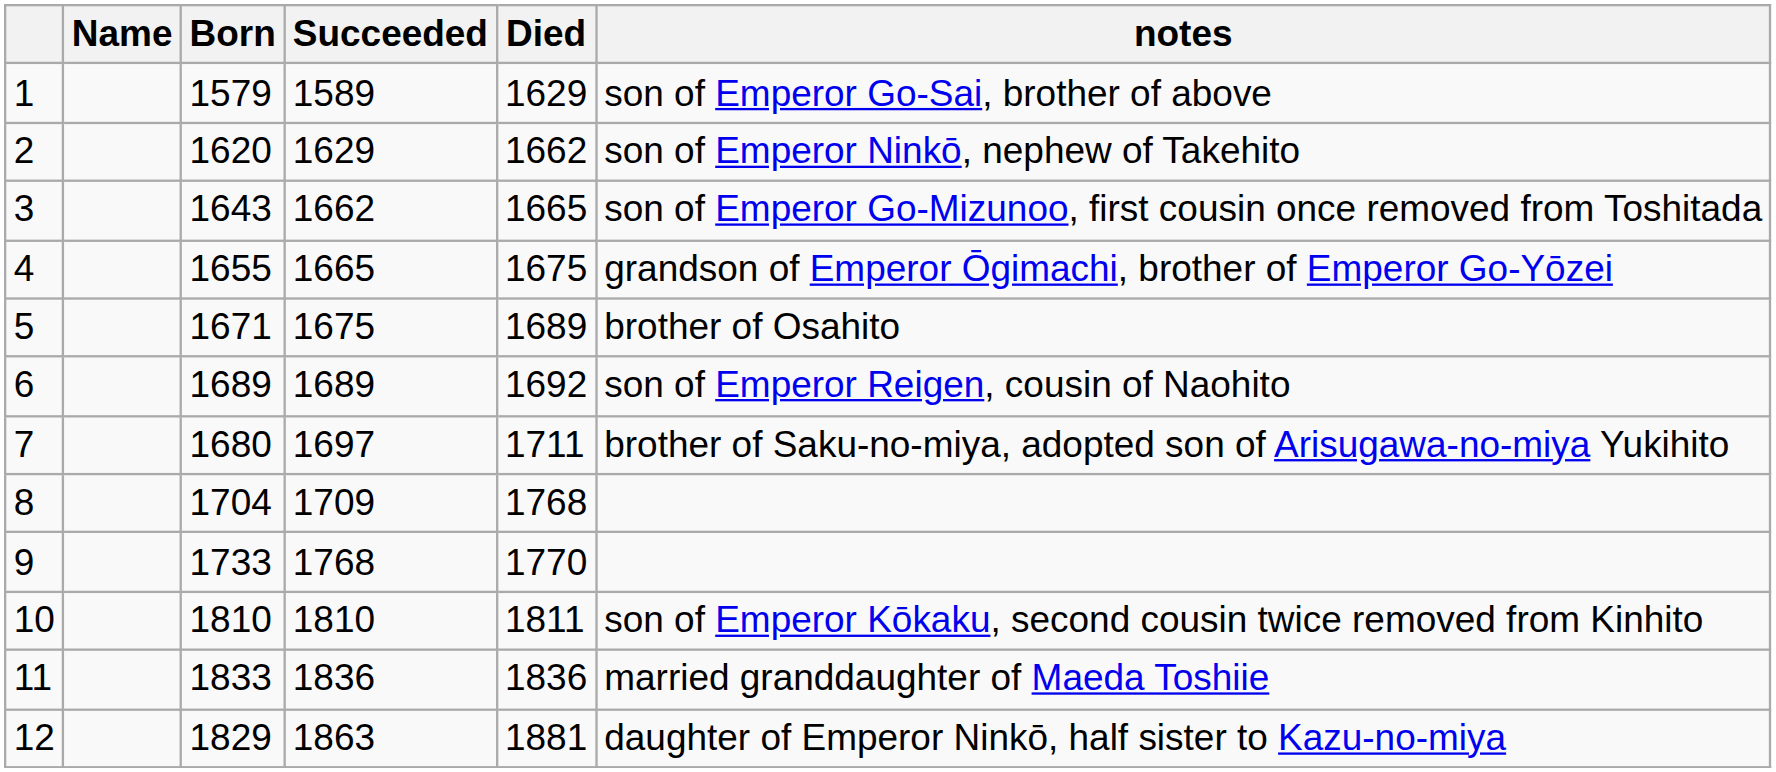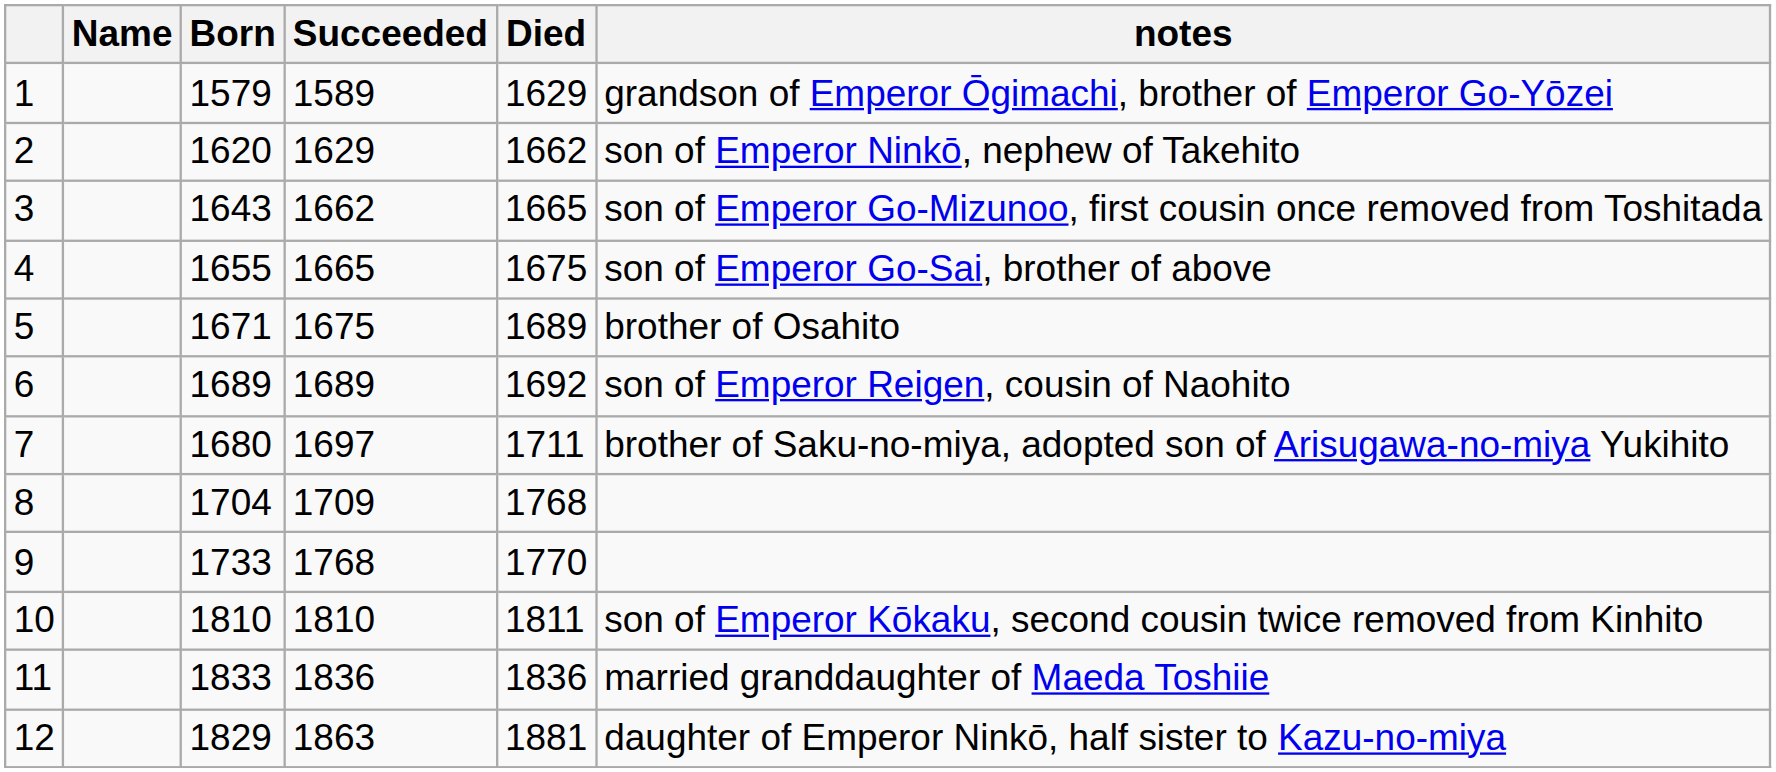(938, 92) son of Emperor Go-Sai, brother of above -> (1109, 92) grandson of Emperor Ōgimachi, brother of Emperor Go-Yōzei
(1109, 268) grandson of Emperor Ōgimachi, brother of Emperor Go-Yōzei -> (938, 268) son of Emperor Go-Sai, brother of above
